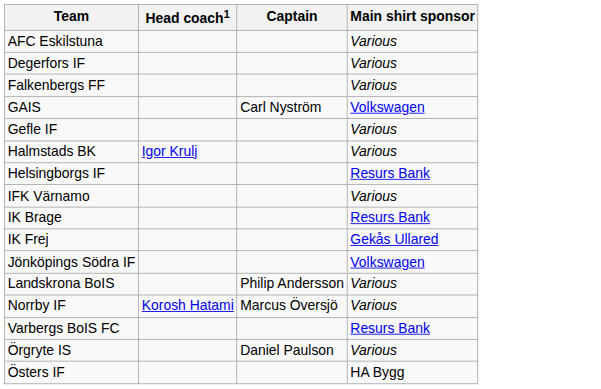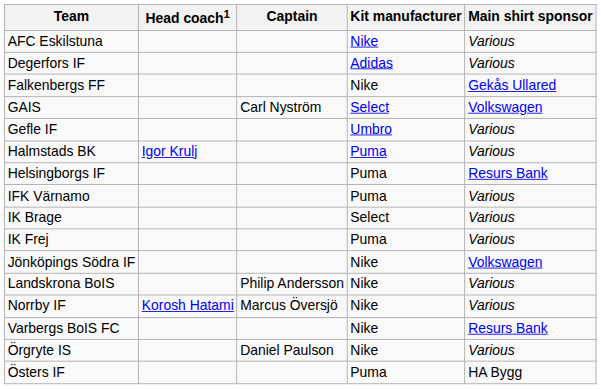+ column: (406, 17)
(374, 85) Various -> (512, 85) Gekås Ullared
(390, 217) Resurs Bank -> (491, 217) Various
(394, 240) Gekås Ullared -> (491, 240) Various
